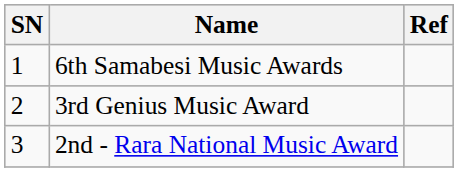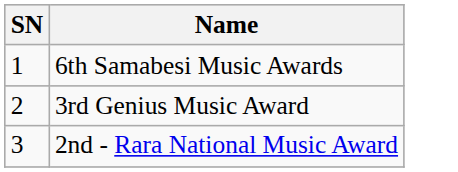- column: (429, 24)
